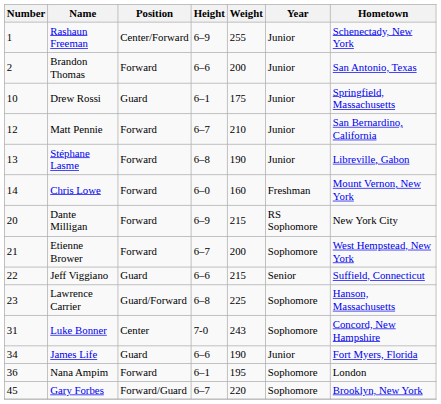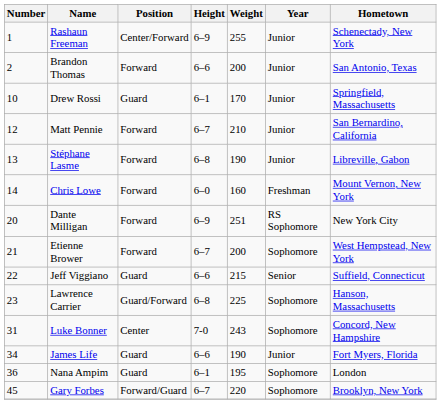(238, 98) 175 -> (238, 98) 170
(238, 221) 215 -> (238, 221) 251
(139, 372) Forward -> (134, 372) Guard
